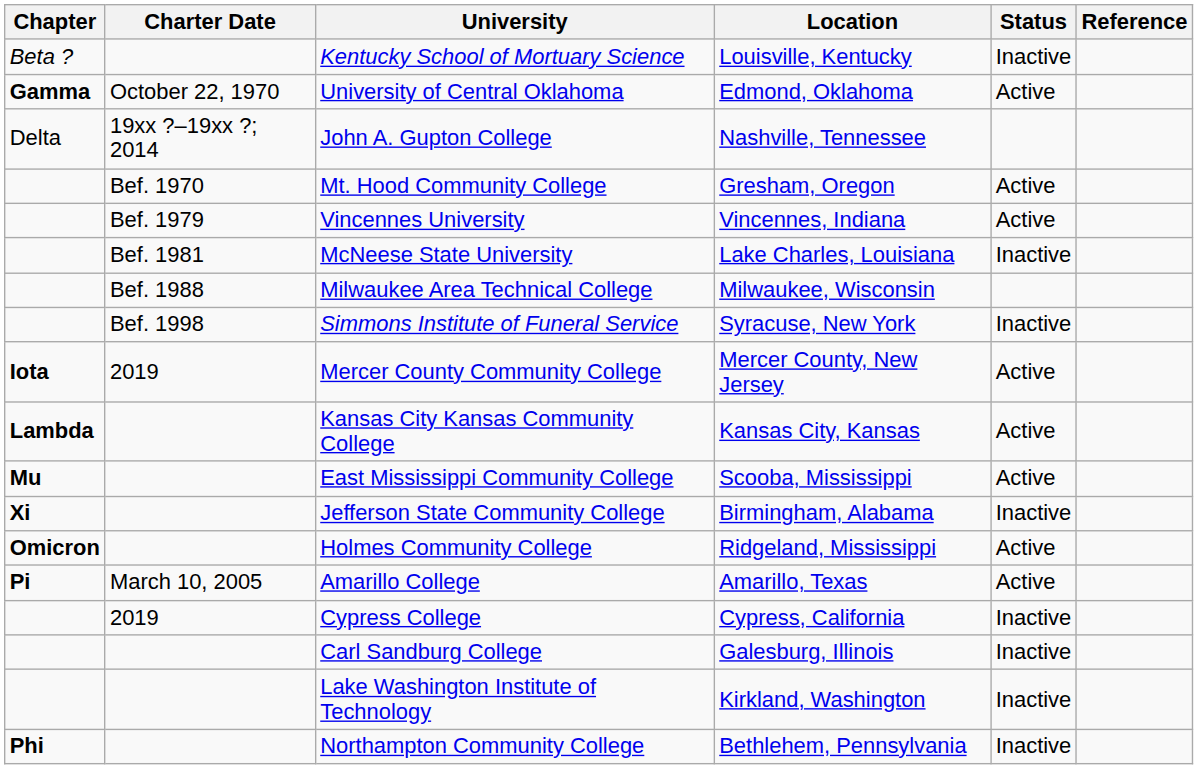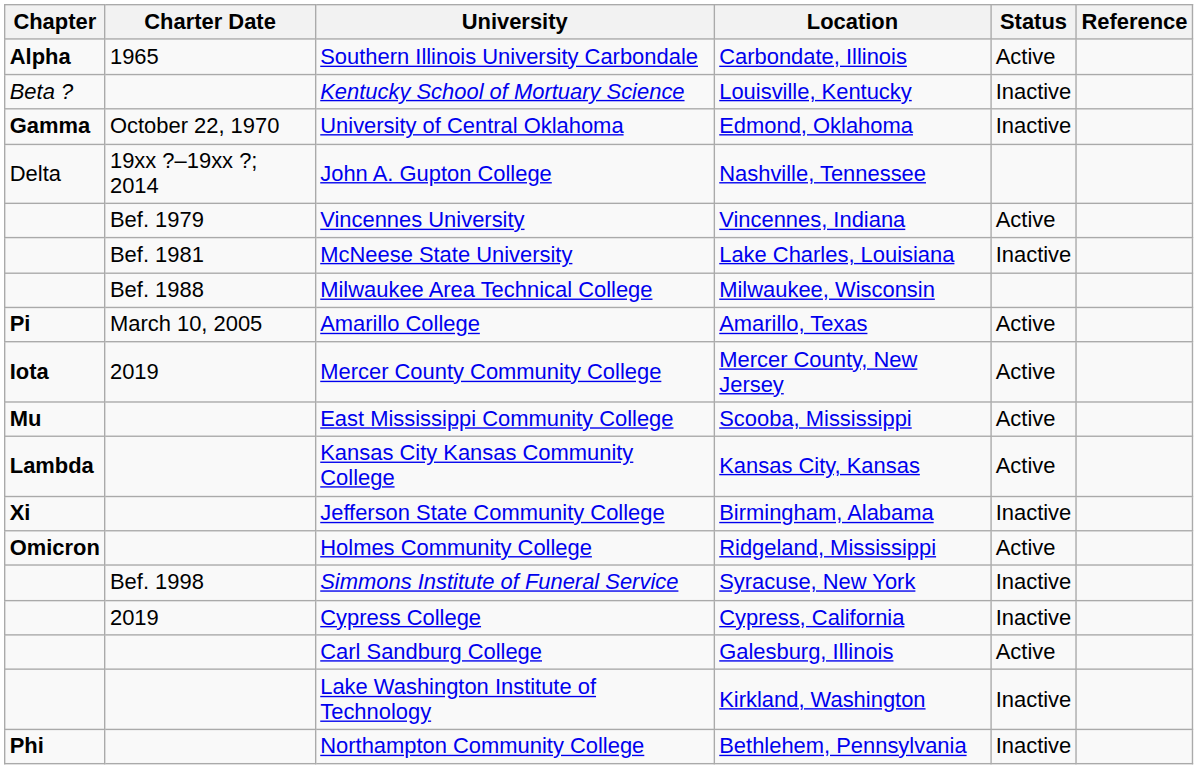+ row: (509, 56)
(1026, 91) Active -> (1034, 126) Inactive
- row: (463, 185)
rows swapped: (499, 324) <-> (400, 582)
rows swapped: (477, 431) <-> (497, 478)
(1034, 652) Inactive -> (1026, 652) Active
